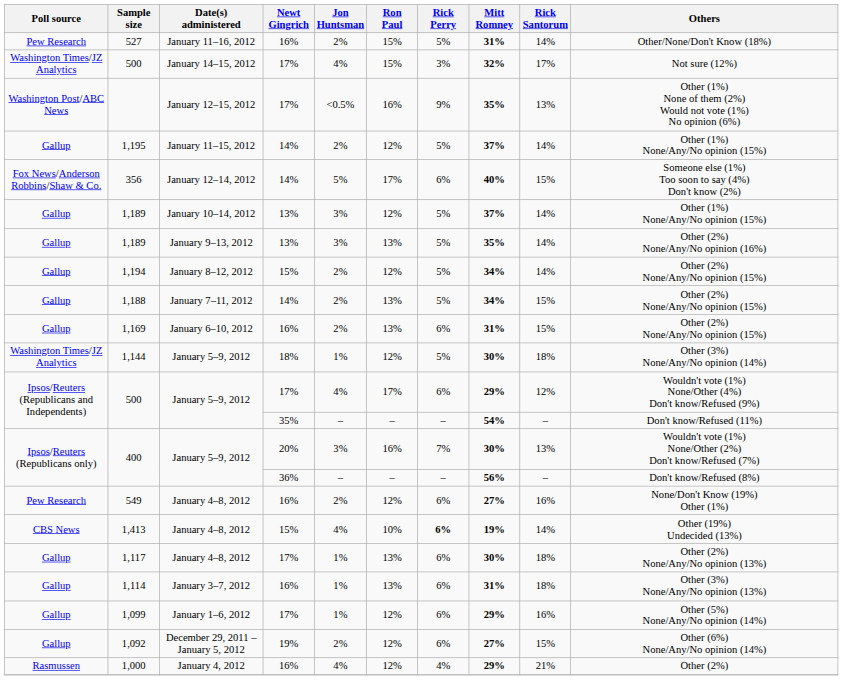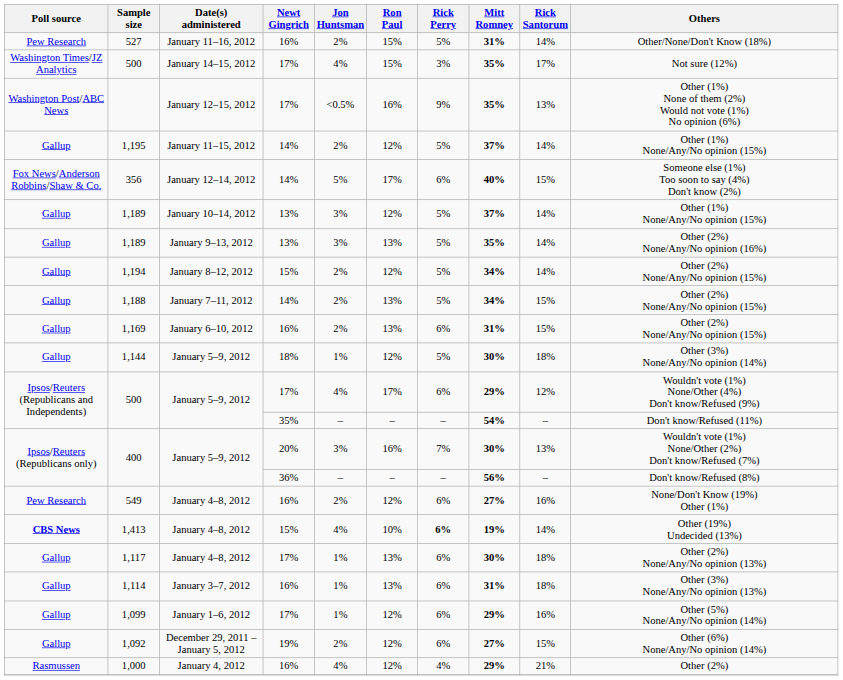(494, 64) 32% -> (494, 64) 35%
(56, 357) Washington Times/JZ Analytics -> (56, 357) Gallup
(56, 529) normal -> (56, 529) bold
